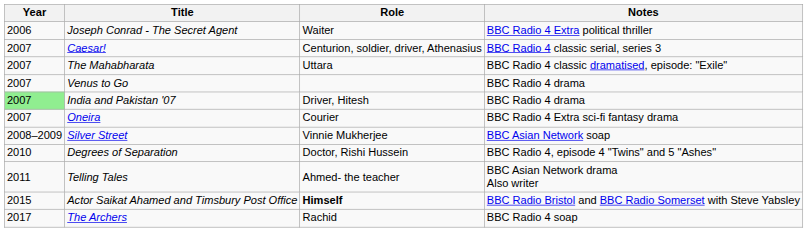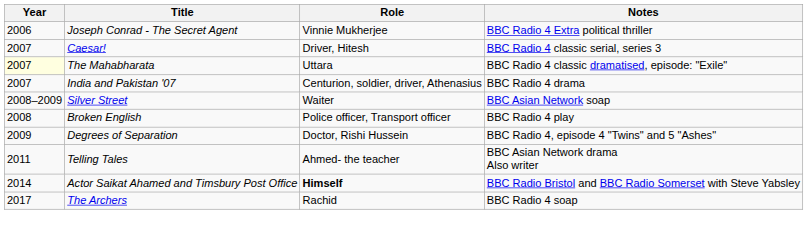(318, 30) Waiter -> (345, 30) Vinnie Mukherjee
(392, 48) Centurion, soldier, driver, Athenasius -> (336, 48) Driver, Hitesh
(19, 65) no background -> (19, 65) lightyellow background
- row: (98, 83)
(19, 100) lightgreen background -> (19, 83) no background
(336, 100) Driver, Hitesh -> (392, 83) Centurion, soldier, driver, Athenasius
- row: (84, 118)
(345, 135) Vinnie Mukherjee -> (318, 100) Waiter
+ row: (104, 118)
(19, 153) 2010 -> (19, 135) 2009
(19, 200) 2015 -> (19, 183) 2014
